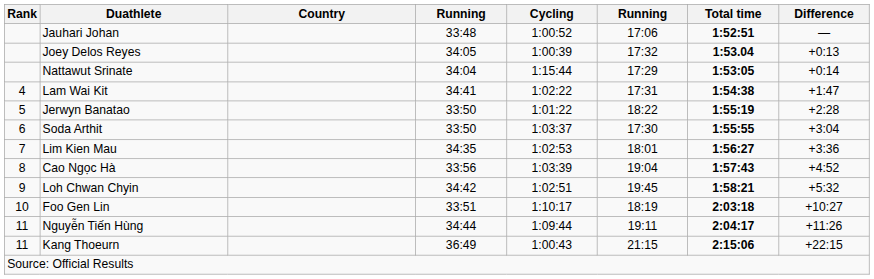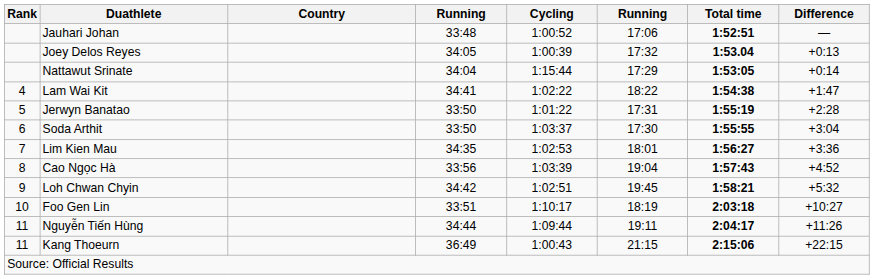(643, 91) 17:31 -> (643, 91) 18:22
(643, 110) 18:22 -> (643, 110) 17:31
